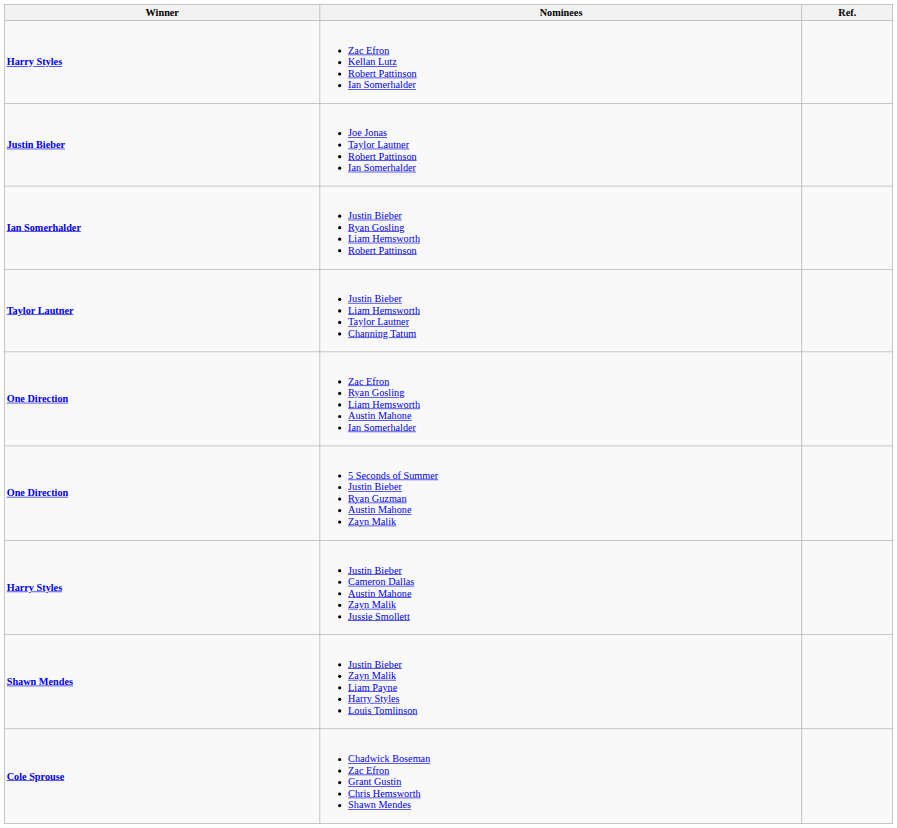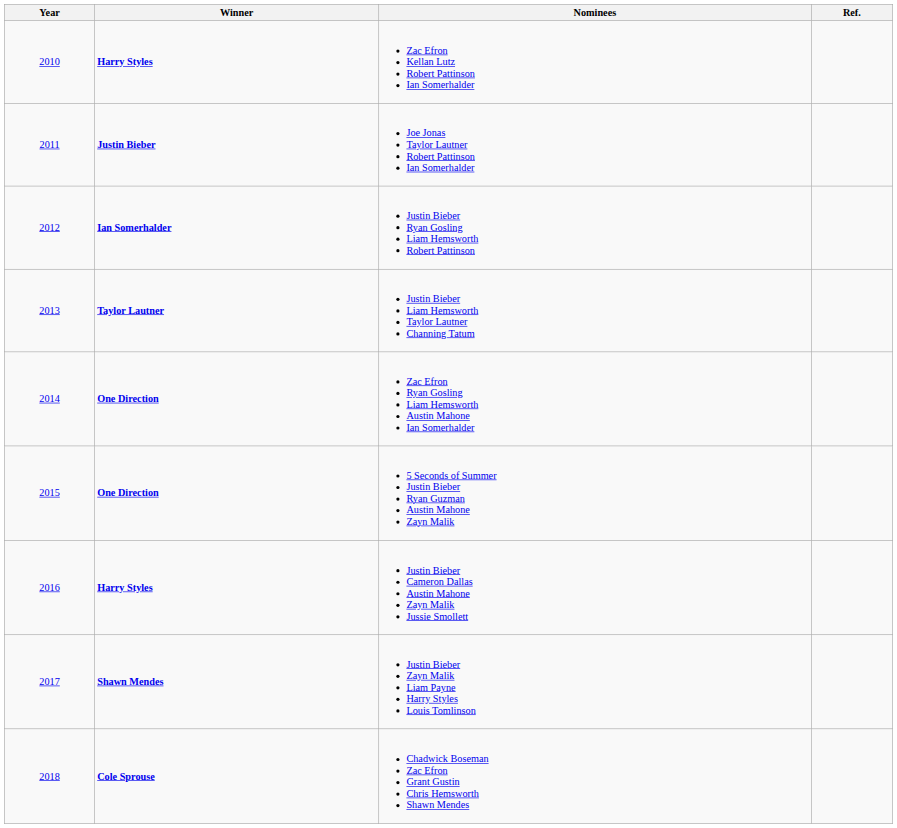+ column: (50, 12)
